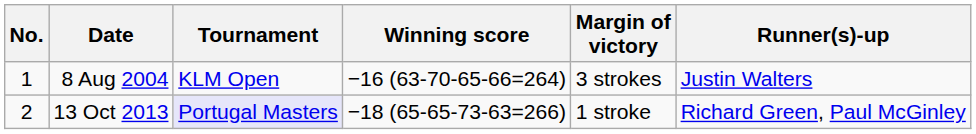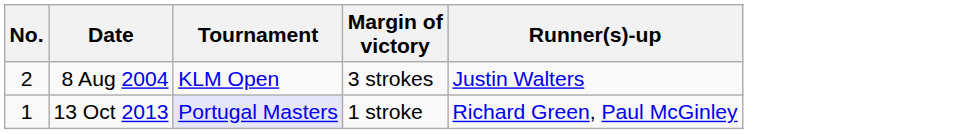- column: (457, 33)
(27, 79) 1 -> (27, 79) 2
(27, 112) 2 -> (27, 112) 1
